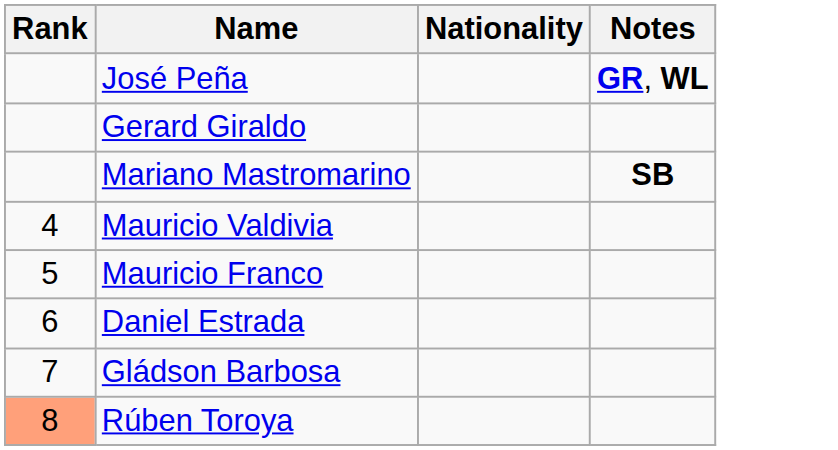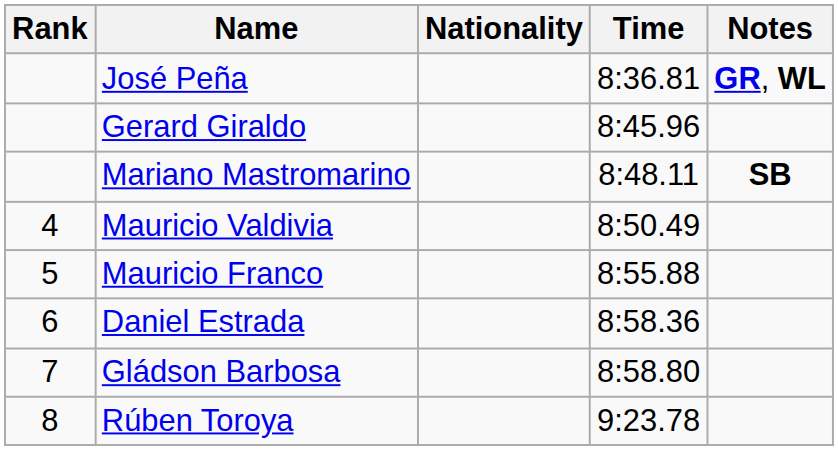+ column: (649, 28)
(50, 420) lightsalmon background -> (50, 420) no background
